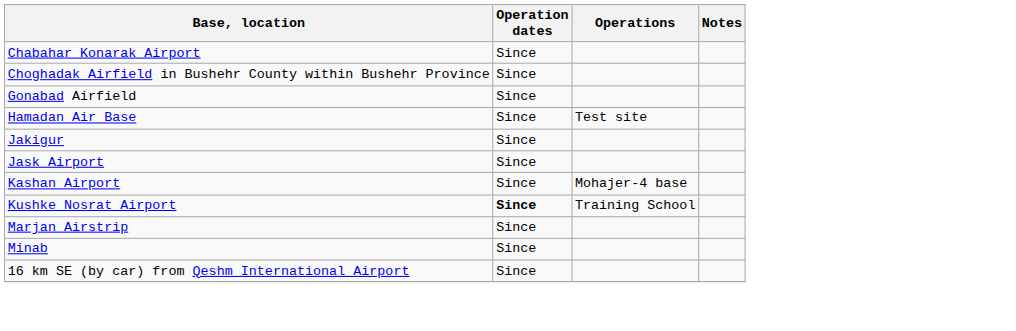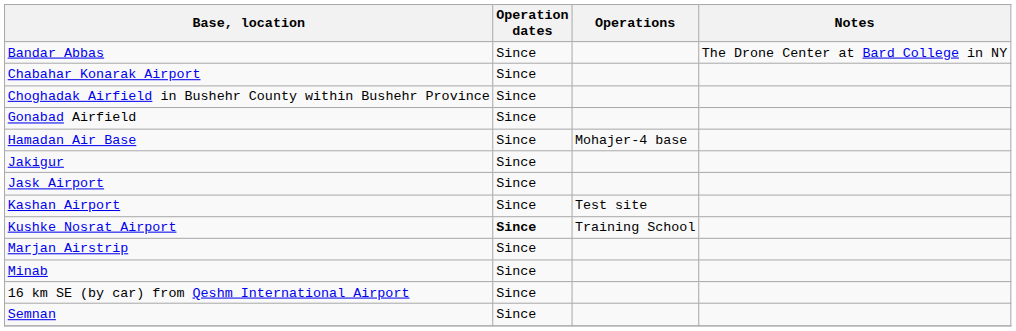+ row: (56, 53)
(611, 118) Test site -> (631, 140) Mohajer-4 base
(631, 184) Mohajer-4 base -> (611, 205) Test site
+ row: (32, 315)
